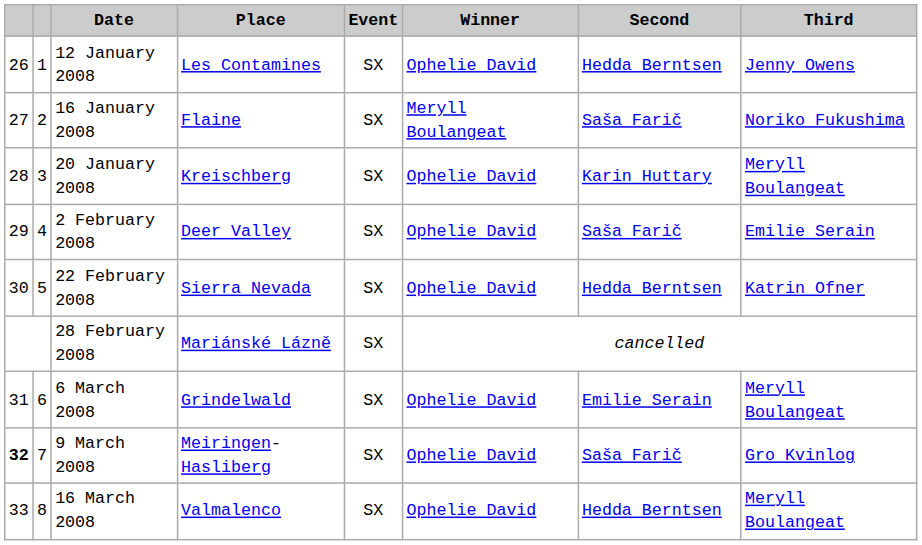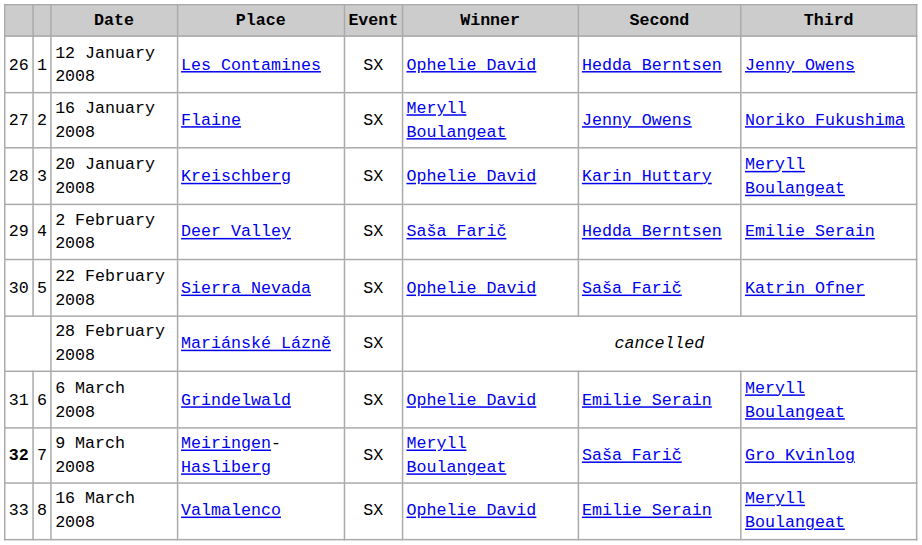(632, 121) Saša Farič -> (637, 121) Jenny Owens
(471, 232) Ophelie David -> (456, 232) Saša Farič
(632, 232) Saša Farič -> (652, 232) Hedda Berntsen
(652, 288) Hedda Berntsen -> (632, 288) Saša Farič
(471, 456) Ophelie David -> (456, 456) Meryll Boulangeat
(652, 511) Hedda Berntsen -> (647, 511) Emilie Serain
